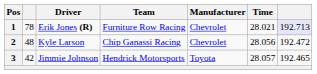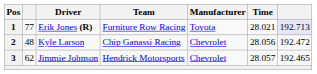(29, 27) 78 -> (29, 27) 77
(208, 27) Chevrolet -> (202, 27) Toyota
(29, 58) 42 -> (29, 58) 62
(202, 58) Toyota -> (208, 58) Chevrolet
